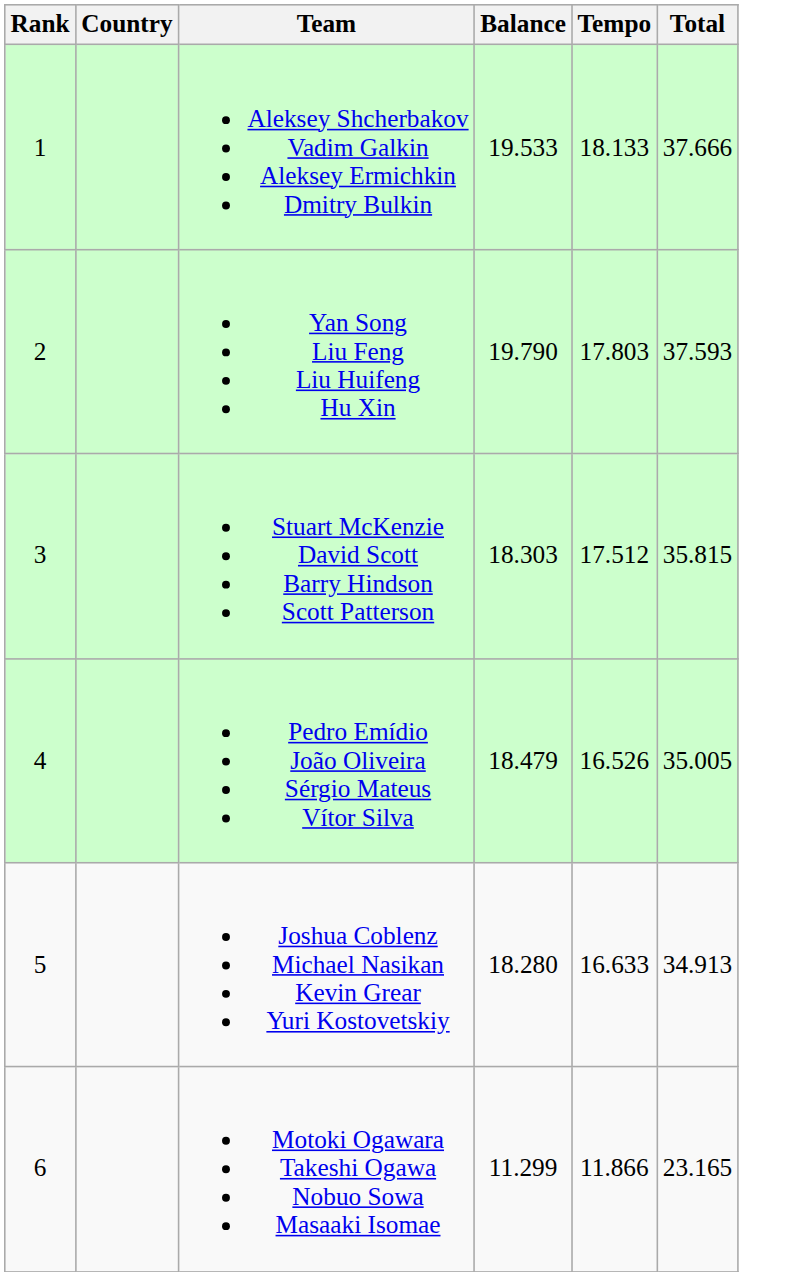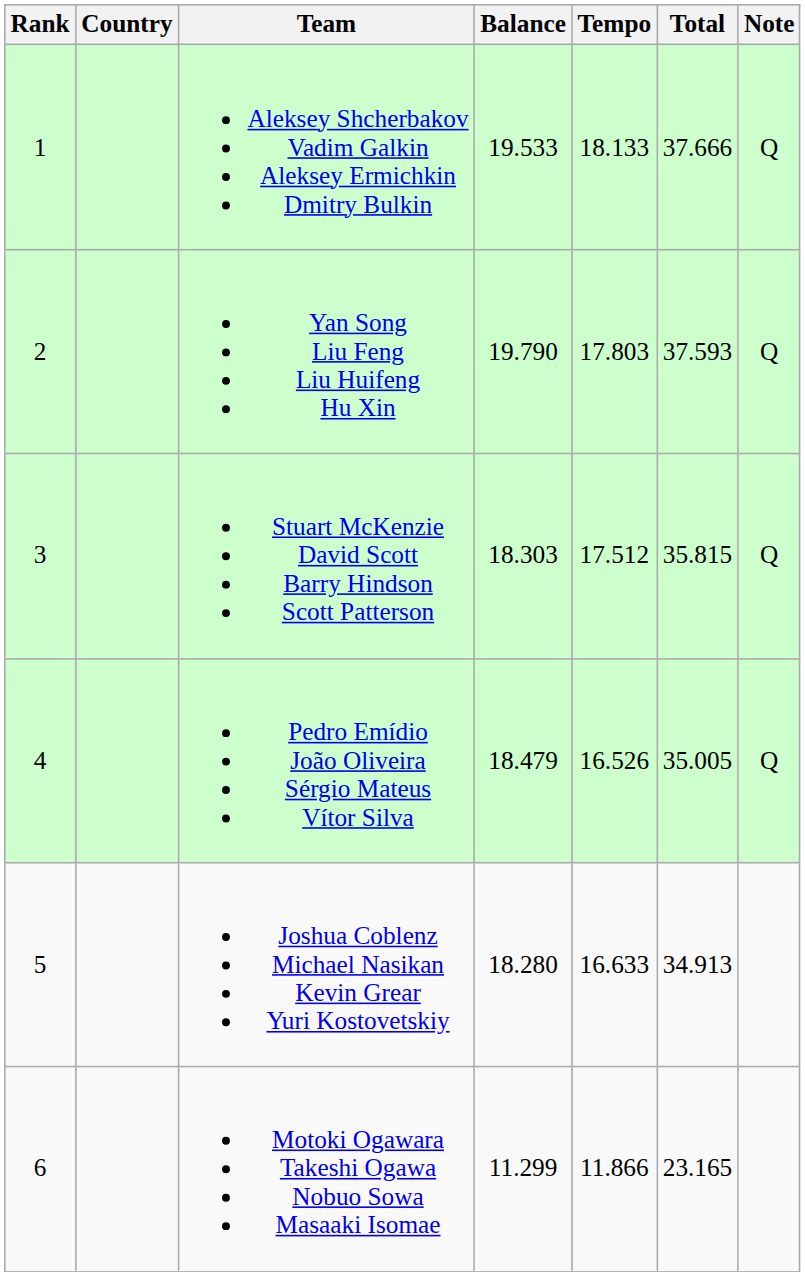+ column: (769, 24)
